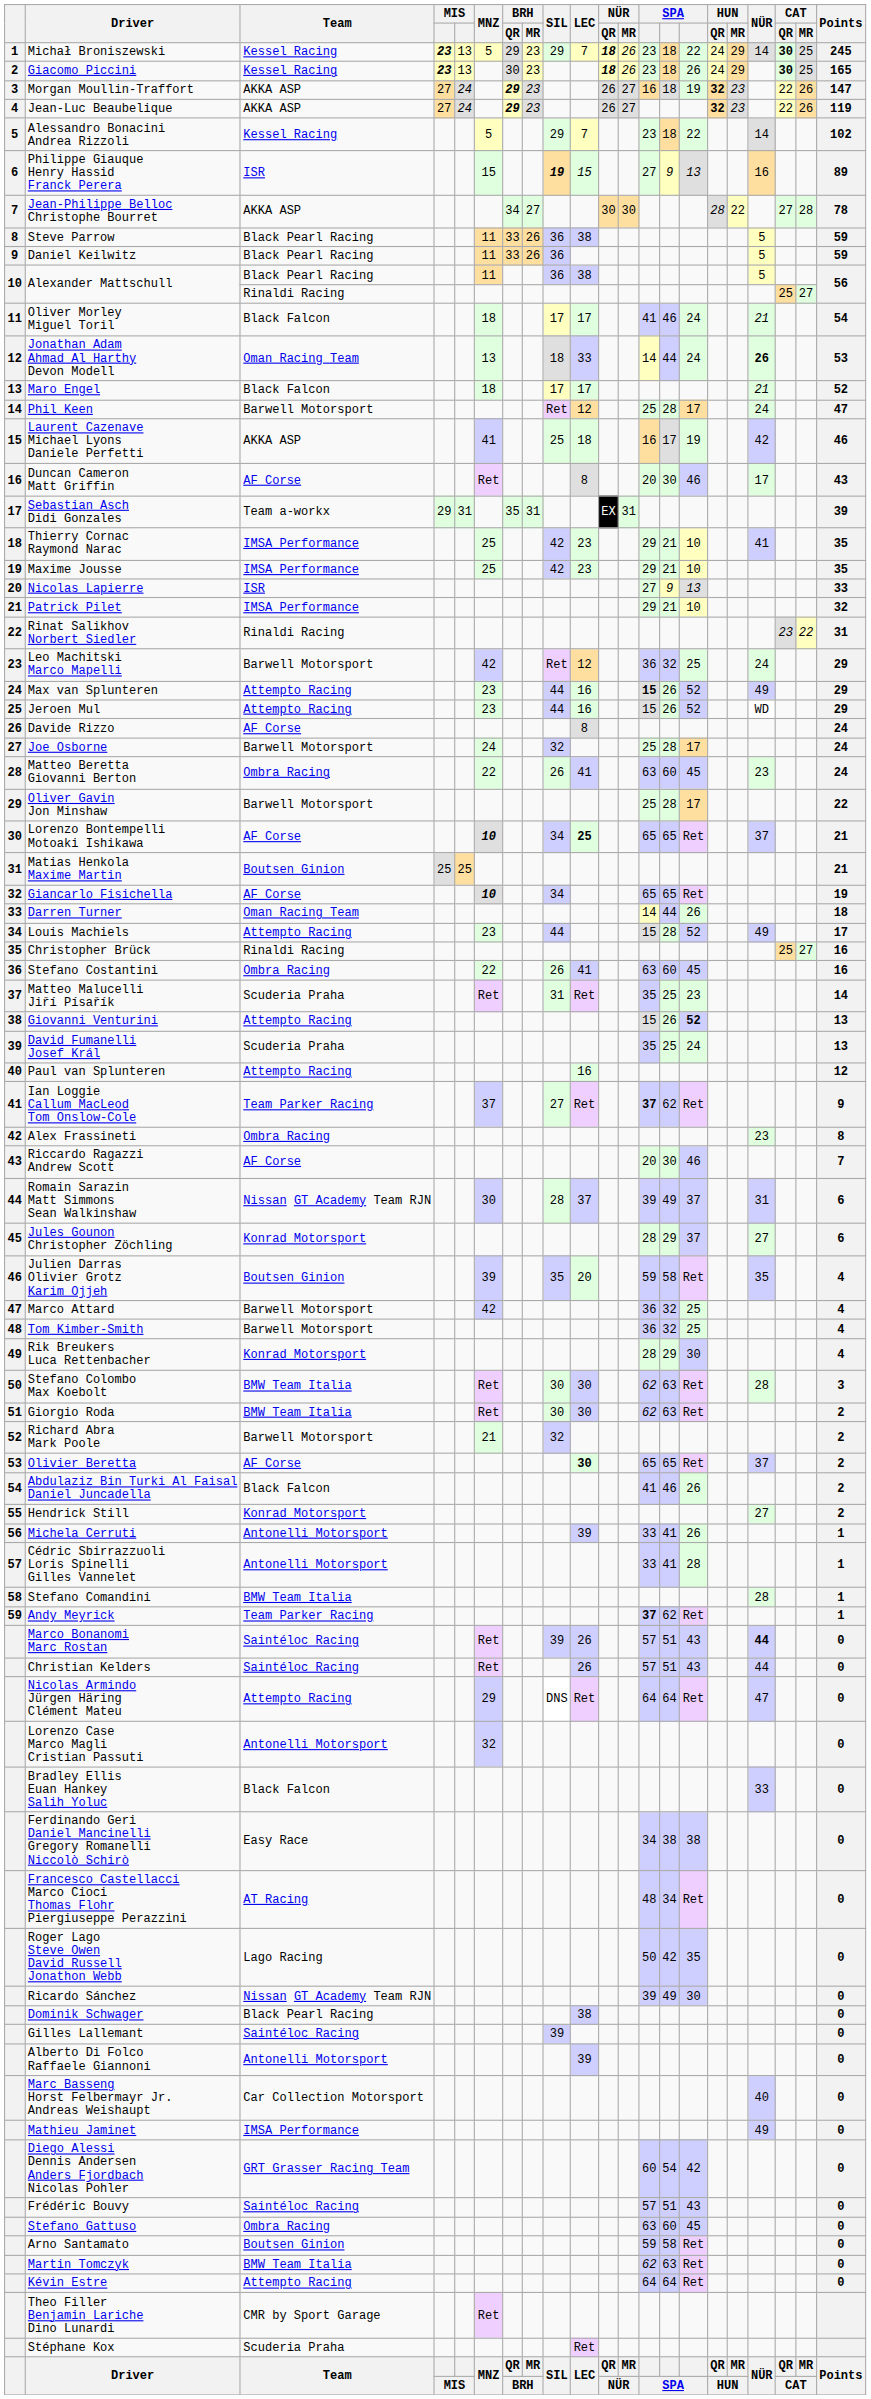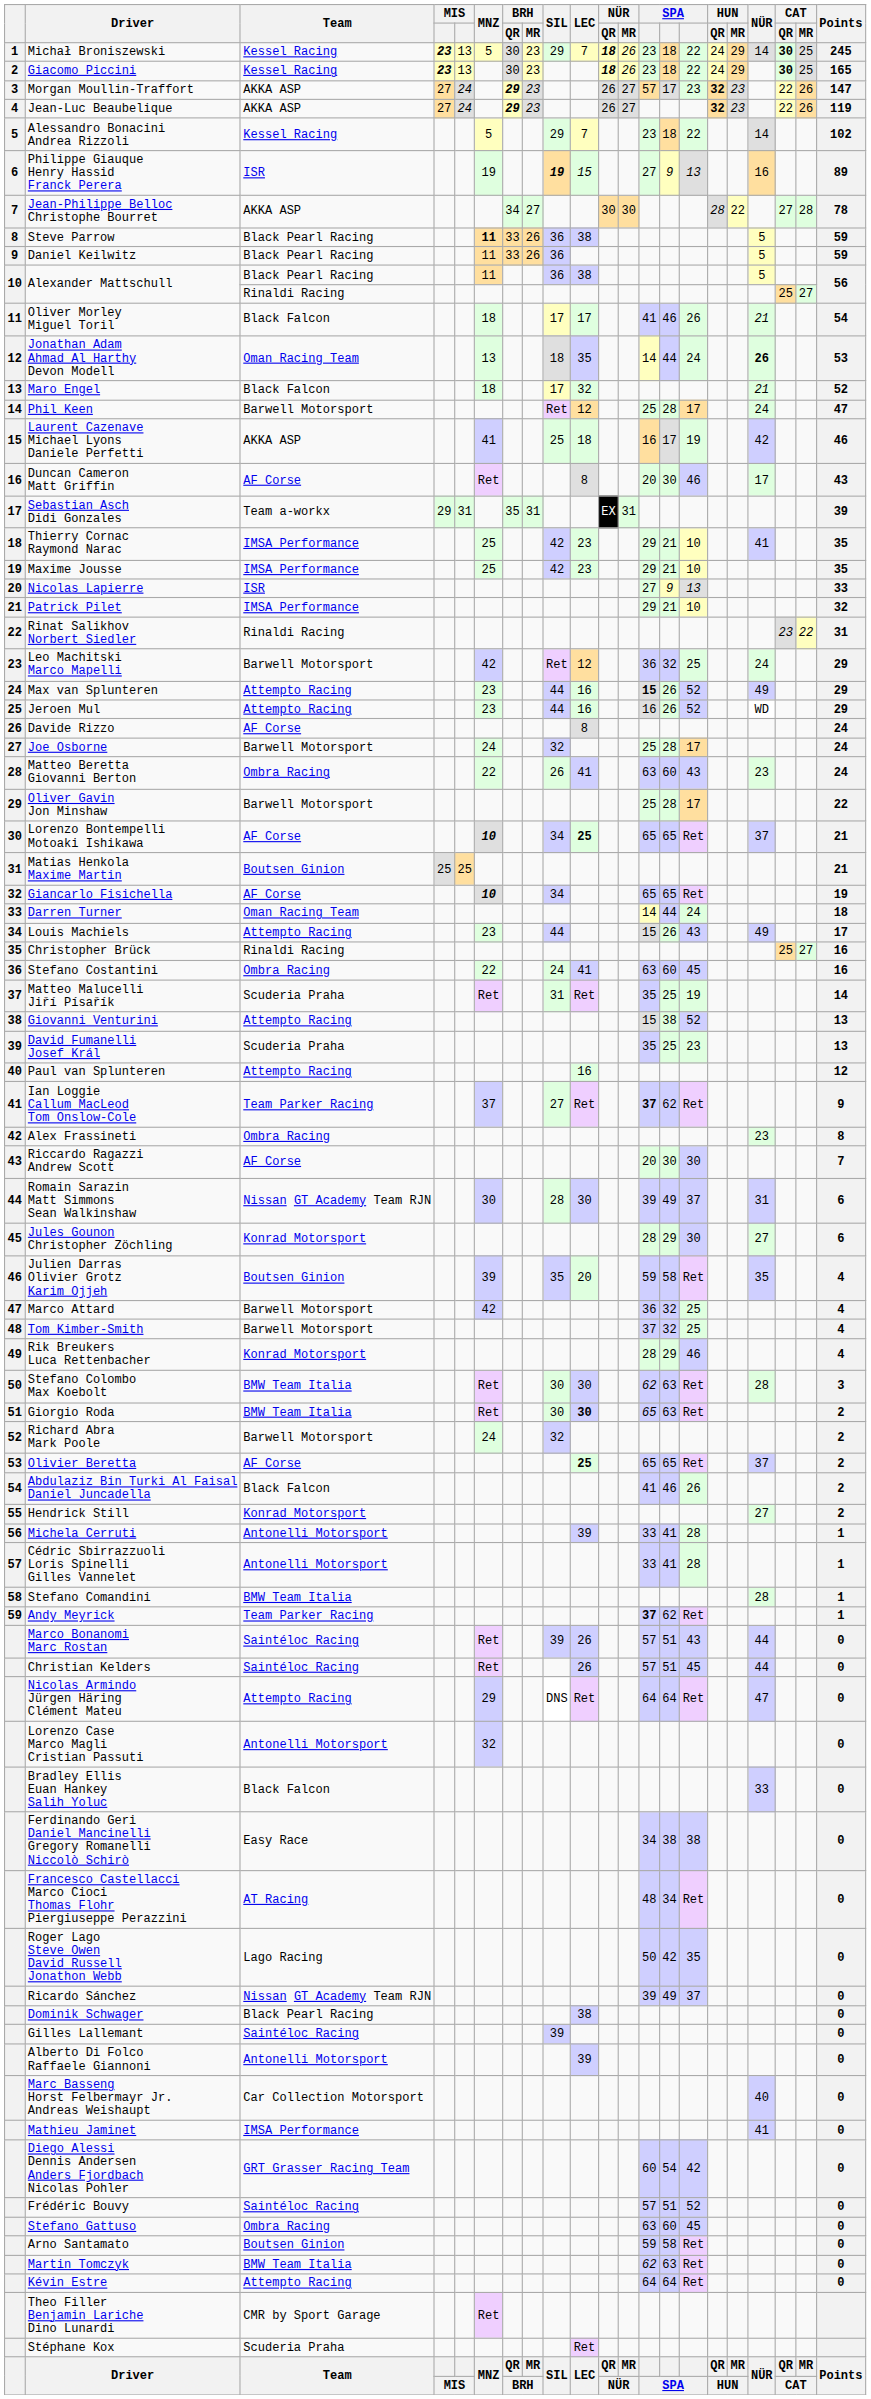(513, 52) 29 -> (513, 52) 30
(693, 71) 26 -> (693, 71) 22
(649, 90) 16 -> (649, 90) 57
(670, 90) 18 -> (670, 90) 17
(693, 90) 19 -> (693, 90) 23
(489, 173) 15 -> (489, 173) 19
(489, 237) normal -> (489, 237) bold
(693, 320) 24 -> (693, 320) 26
(584, 358) 33 -> (584, 358) 35
(584, 390) 17 -> (584, 390) 32
(649, 709) 15 -> (649, 709) 16
(693, 773) 45 -> (693, 773) 43
(693, 914) 26 -> (693, 914) 24
(670, 933) 28 -> (670, 933) 26
(693, 933) 52 -> (693, 933) 43
(557, 970) 26 -> (557, 970) 24
(693, 996) 23 -> (693, 996) 19
(670, 1022) 26 -> (670, 1022) 38
(693, 1022) bold -> (693, 1022) normal
(693, 1047) 24 -> (693, 1047) 23
(693, 1162) 46 -> (693, 1162) 30
(584, 1201) 37 -> (584, 1201) 30
(693, 1239) 37 -> (693, 1239) 30
(649, 1329) 36 -> (649, 1329) 37
(693, 1354) 30 -> (693, 1354) 46
(584, 1412) normal -> (584, 1412) bold
(649, 1412) 62 -> (649, 1412) 65
(489, 1438) 21 -> (489, 1438) 24
(584, 1463) 30 -> (584, 1463) 25
(693, 1533) 26 -> (693, 1533) 28
(762, 1642) bold -> (762, 1642) normal
(693, 1667) 43 -> (693, 1667) 45
(693, 1996) 30 -> (693, 1996) 37
(762, 2130) 49 -> (762, 2130) 41
(693, 2207) 43 -> (693, 2207) 52
